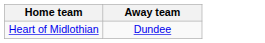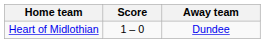+ column: (132, 13)
